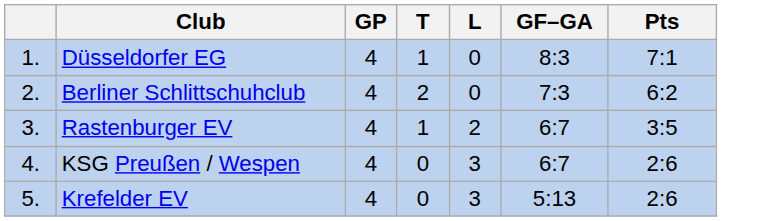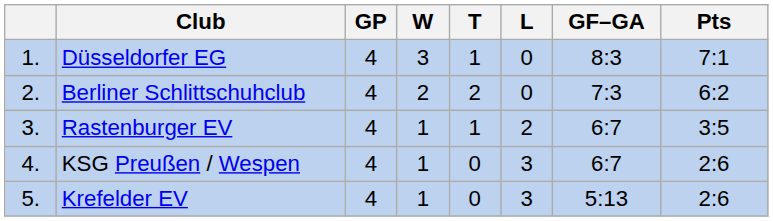+ column: (423, 22)
